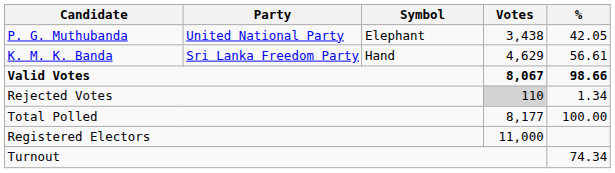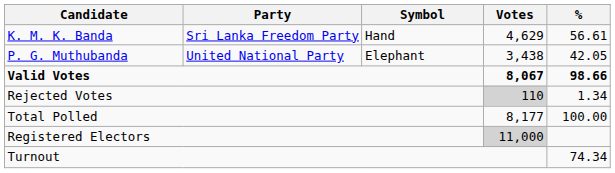rows swapped: (60, 55) <-> (68, 35)
(521, 137) no background -> (521, 137) lightgrey background
